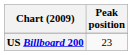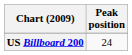(107, 42) 23 -> (107, 42) 24
